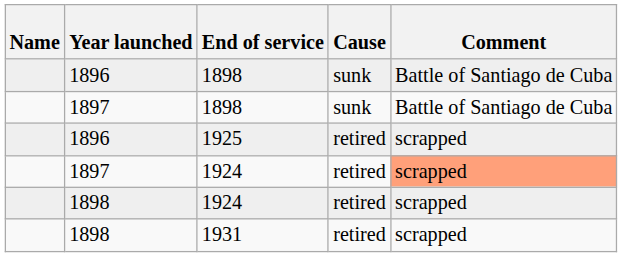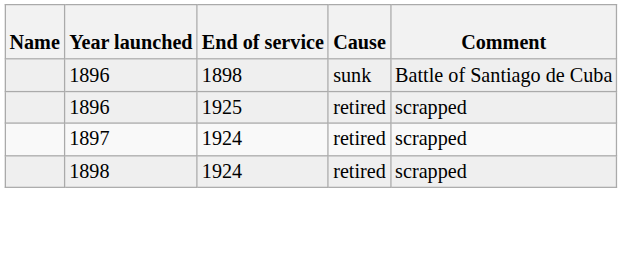- row: (89, 107)
(431, 171) lightsalmon background -> (431, 139) no background
- row: (89, 235)
